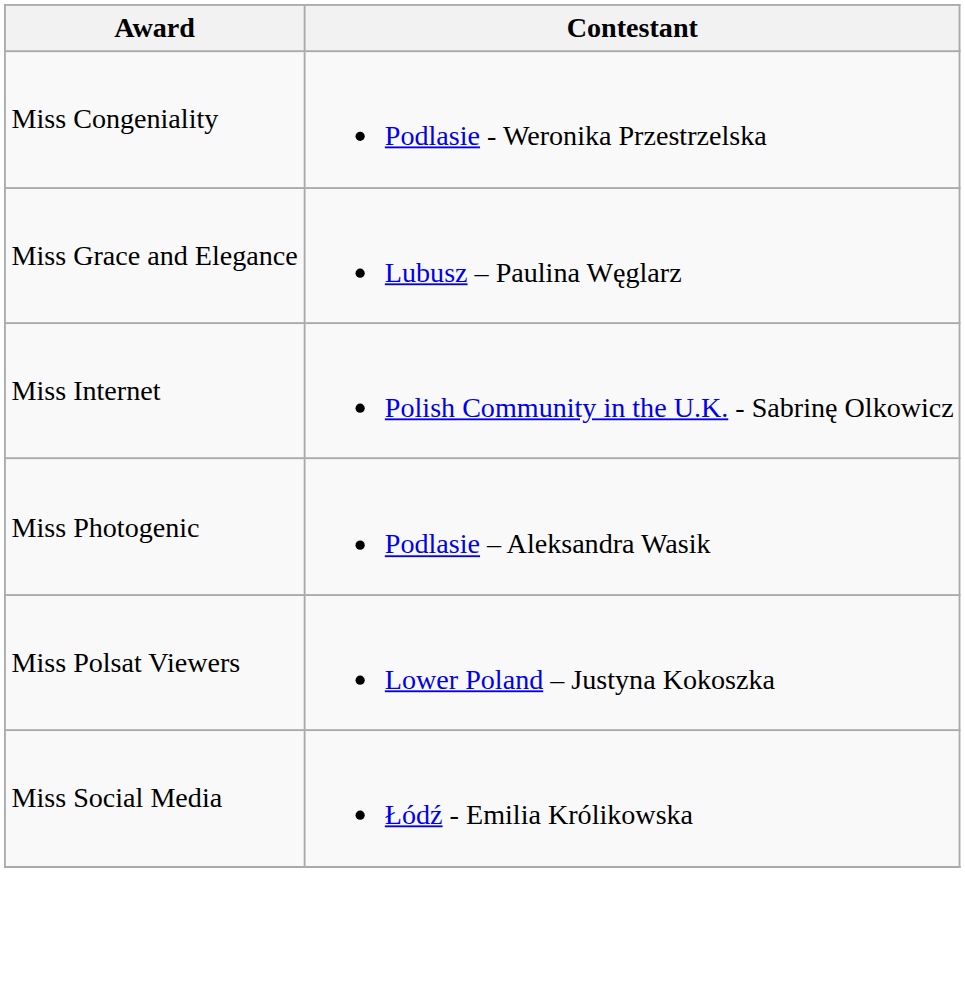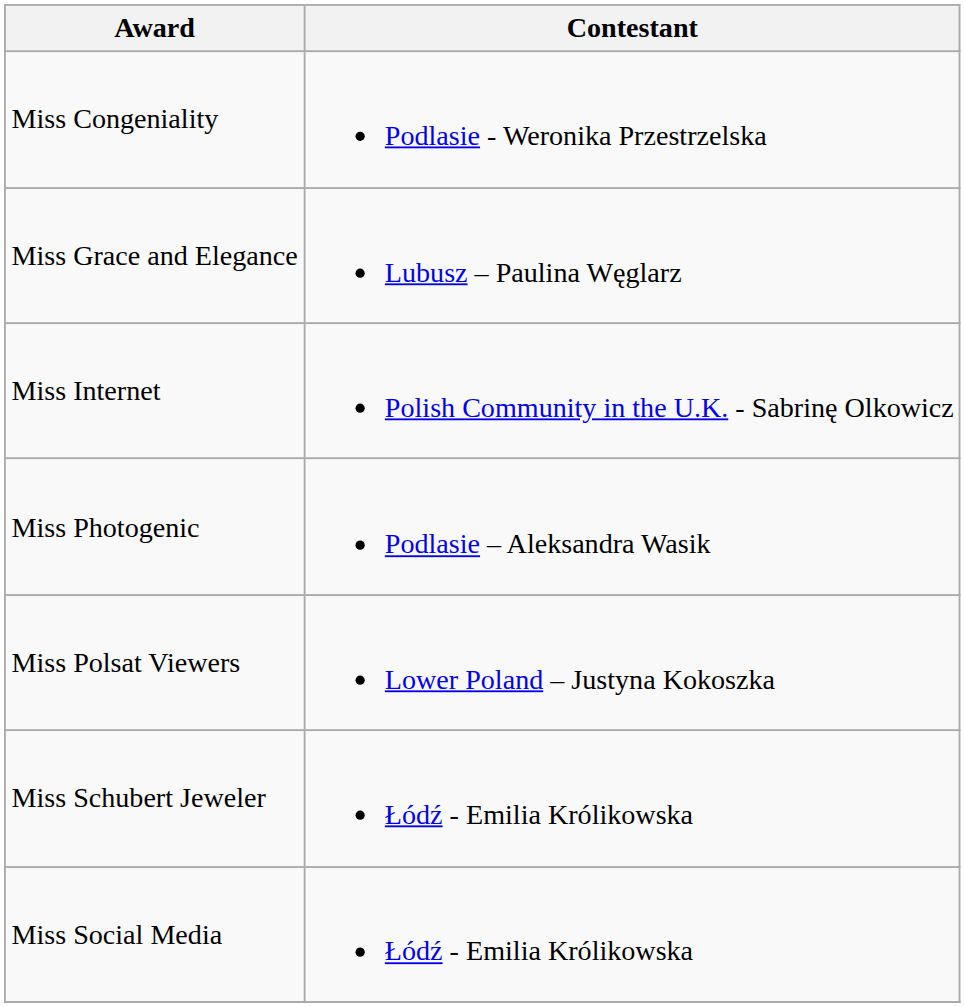+ row: (139, 798)
